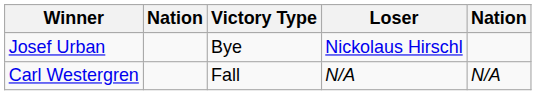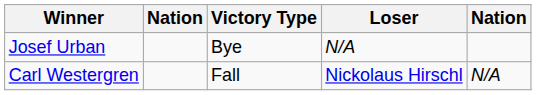(394, 47) Nickolaus Hirschl -> (340, 47) N/A
(340, 75) N/A -> (394, 75) Nickolaus Hirschl
